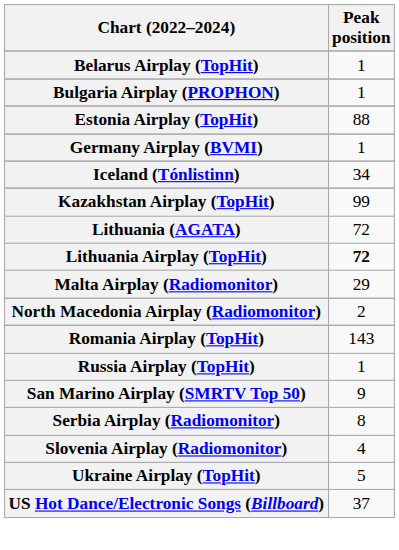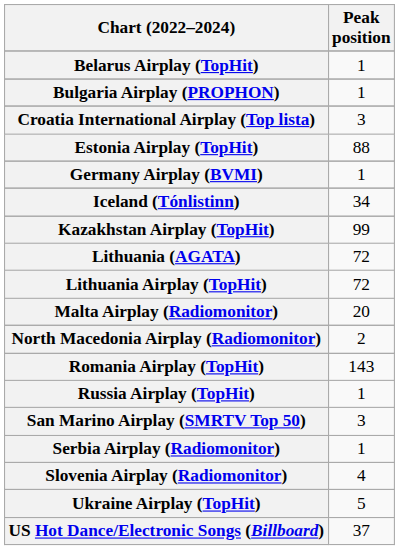+ row: (166, 119)
(361, 256) bold -> (361, 284) normal
(361, 284) 29 -> (361, 311) 20
(361, 393) 9 -> (361, 421) 3
(361, 421) 8 -> (361, 448) 1
